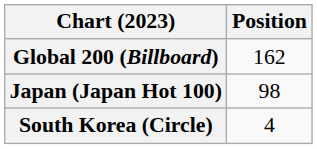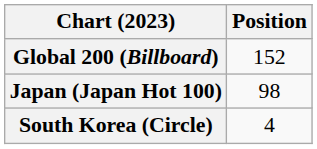(269, 56) 162 -> (269, 56) 152
